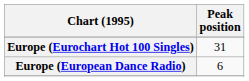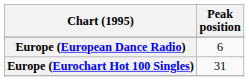rows swapped: (101, 47) <-> (101, 66)
